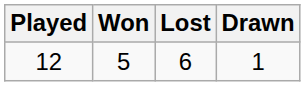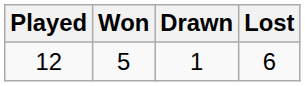columns swapped: (258, 23) <-> (185, 23)
